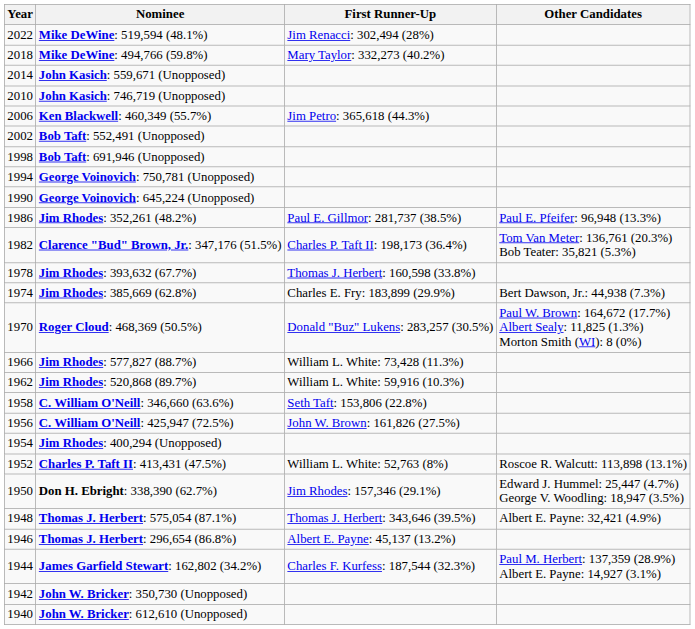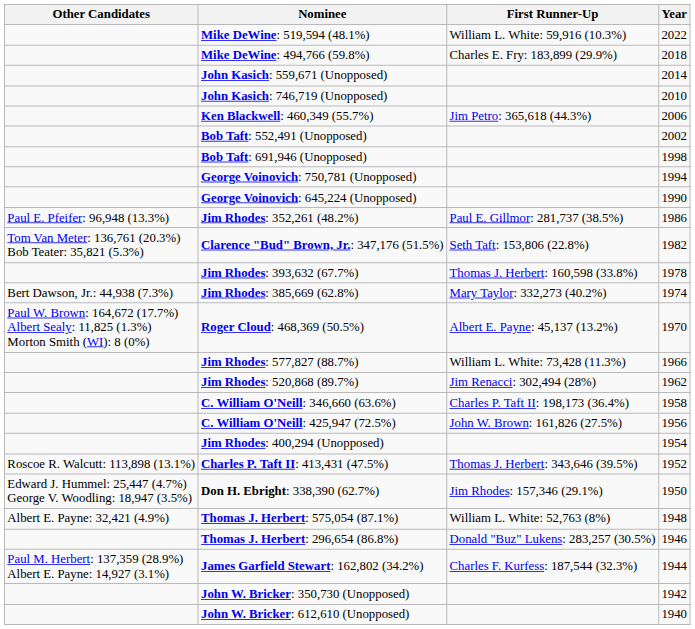columns swapped: (20, 14) <-> (593, 14)
(361, 34) Jim Renacci: 302,494 (28%) -> (538, 34) William L. White: 59,916 (10.3%)
(366, 55) Mary Taylor: 332,273 (40.2%) -> (533, 55) Charles E. Fry: 183,899 (29.9%)
(377, 245) Charles P. Taft II: 198,173 (36.4%) -> (519, 245) Seth Taft: 153,806 (22.8%)
(371, 292) Charles E. Fry: 183,899 (29.9%) -> (528, 292) Mary Taylor: 332,273 (40.2%)
(390, 327) Donald "Buz" Lukens: 283,257 (30.5%) -> (534, 327) Albert E. Payne: 45,137 (13.2%)
(376, 382) William L. White: 59,916 (10.3%) -> (523, 382) Jim Renacci: 302,494 (28%)
(357, 402) Seth Taft: 153,806 (22.8%) -> (539, 402) Charles P. Taft II: 198,173 (36.4%)
(368, 463) William L. White: 52,763 (8%) -> (544, 463) Thomas J. Herbert: 343,646 (39.5%)
(381, 518) Thomas J. Herbert: 343,646 (39.5%) -> (530, 518) William L. White: 52,763 (8%)
(371, 539) Albert E. Payne: 45,137 (13.2%) -> (553, 539) Donald "Buz" Lukens: 283,257 (30.5%)
